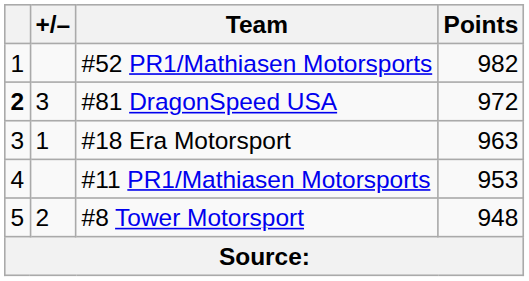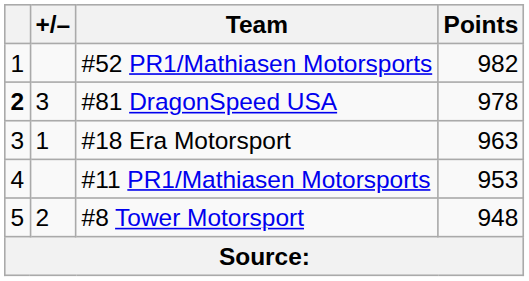(498, 102) 972 -> (498, 102) 978
